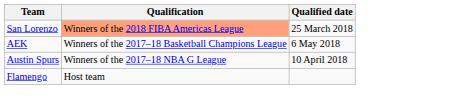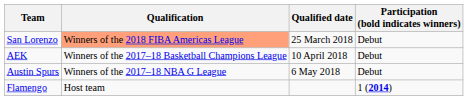+ column: (409, 18)
(316, 44) 6 May 2018 -> (319, 55) 10 April 2018
(319, 60) 10 April 2018 -> (316, 71) 6 May 2018
